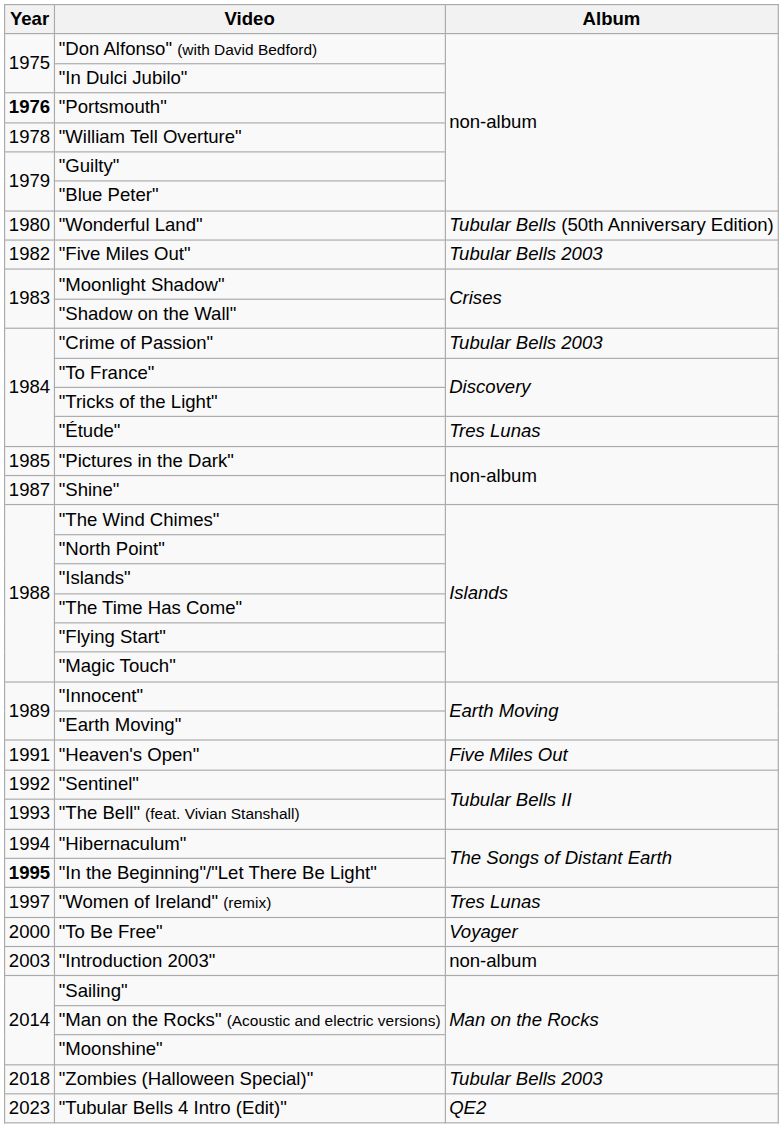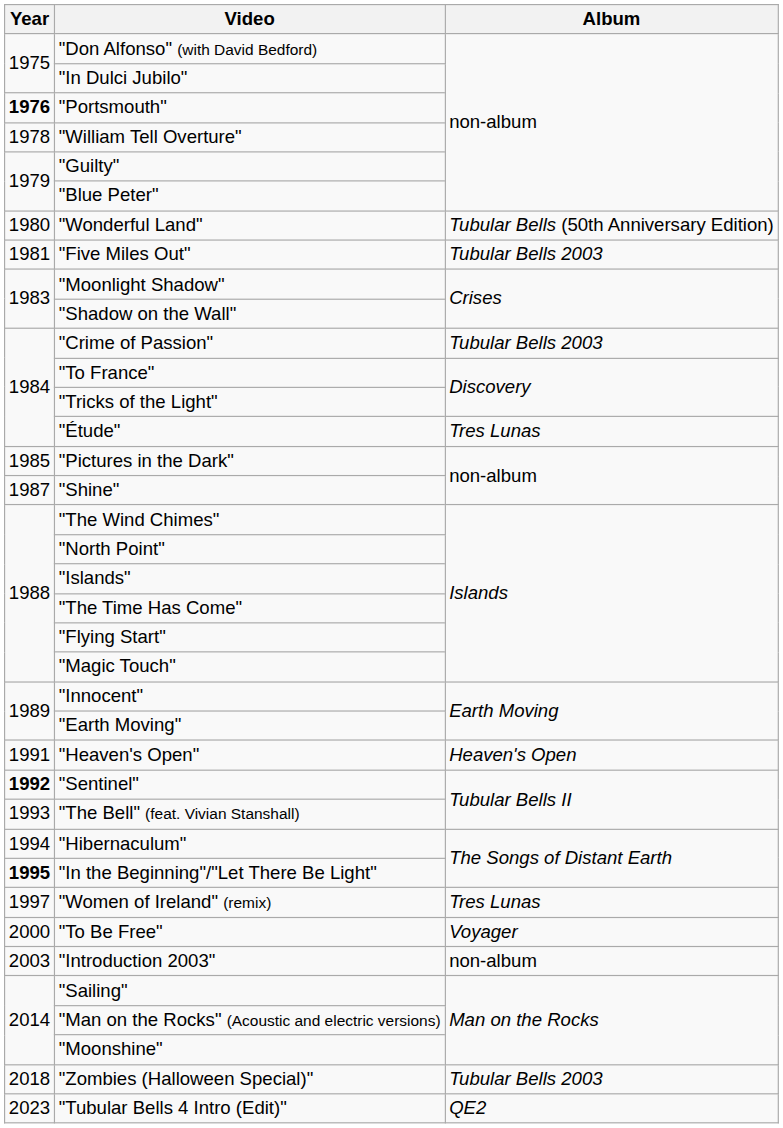(30, 254) 1982 -> (30, 254) 1981
(508, 755) Five Miles Out -> (513, 755) Heaven's Open
(30, 784) normal -> (30, 784) bold
